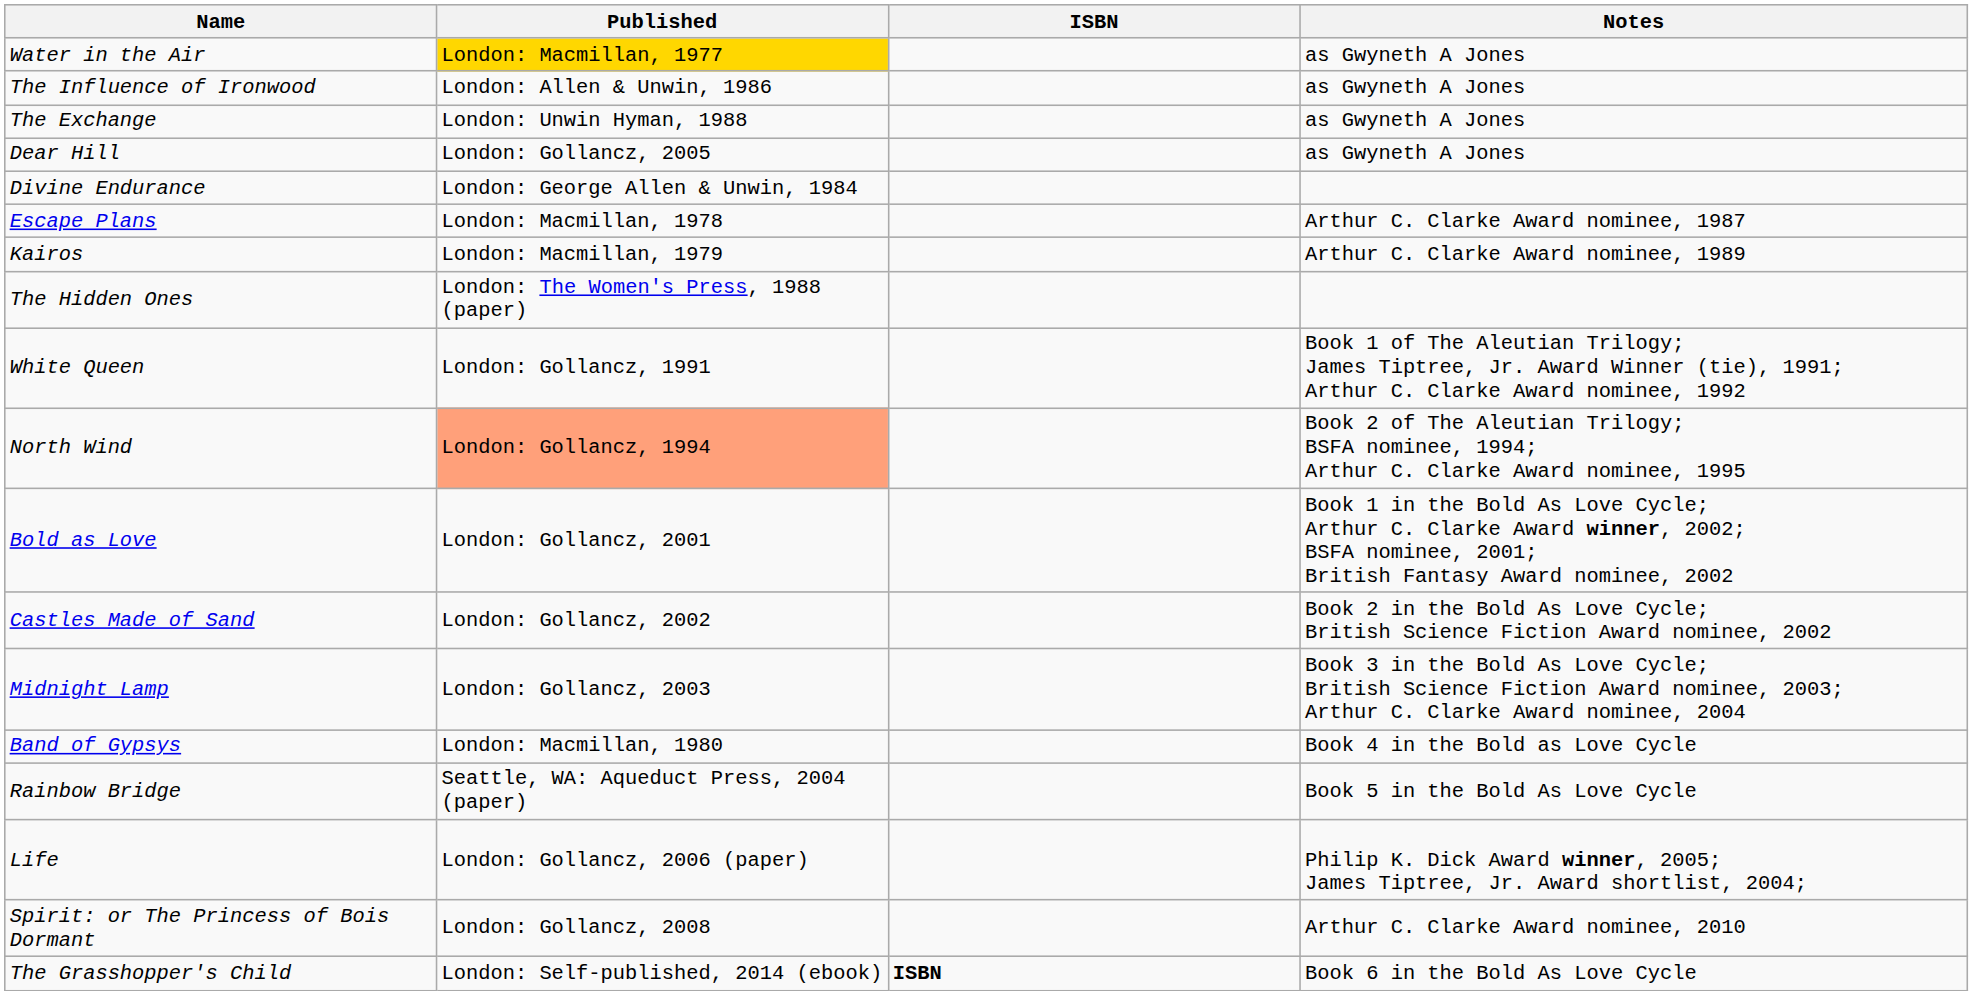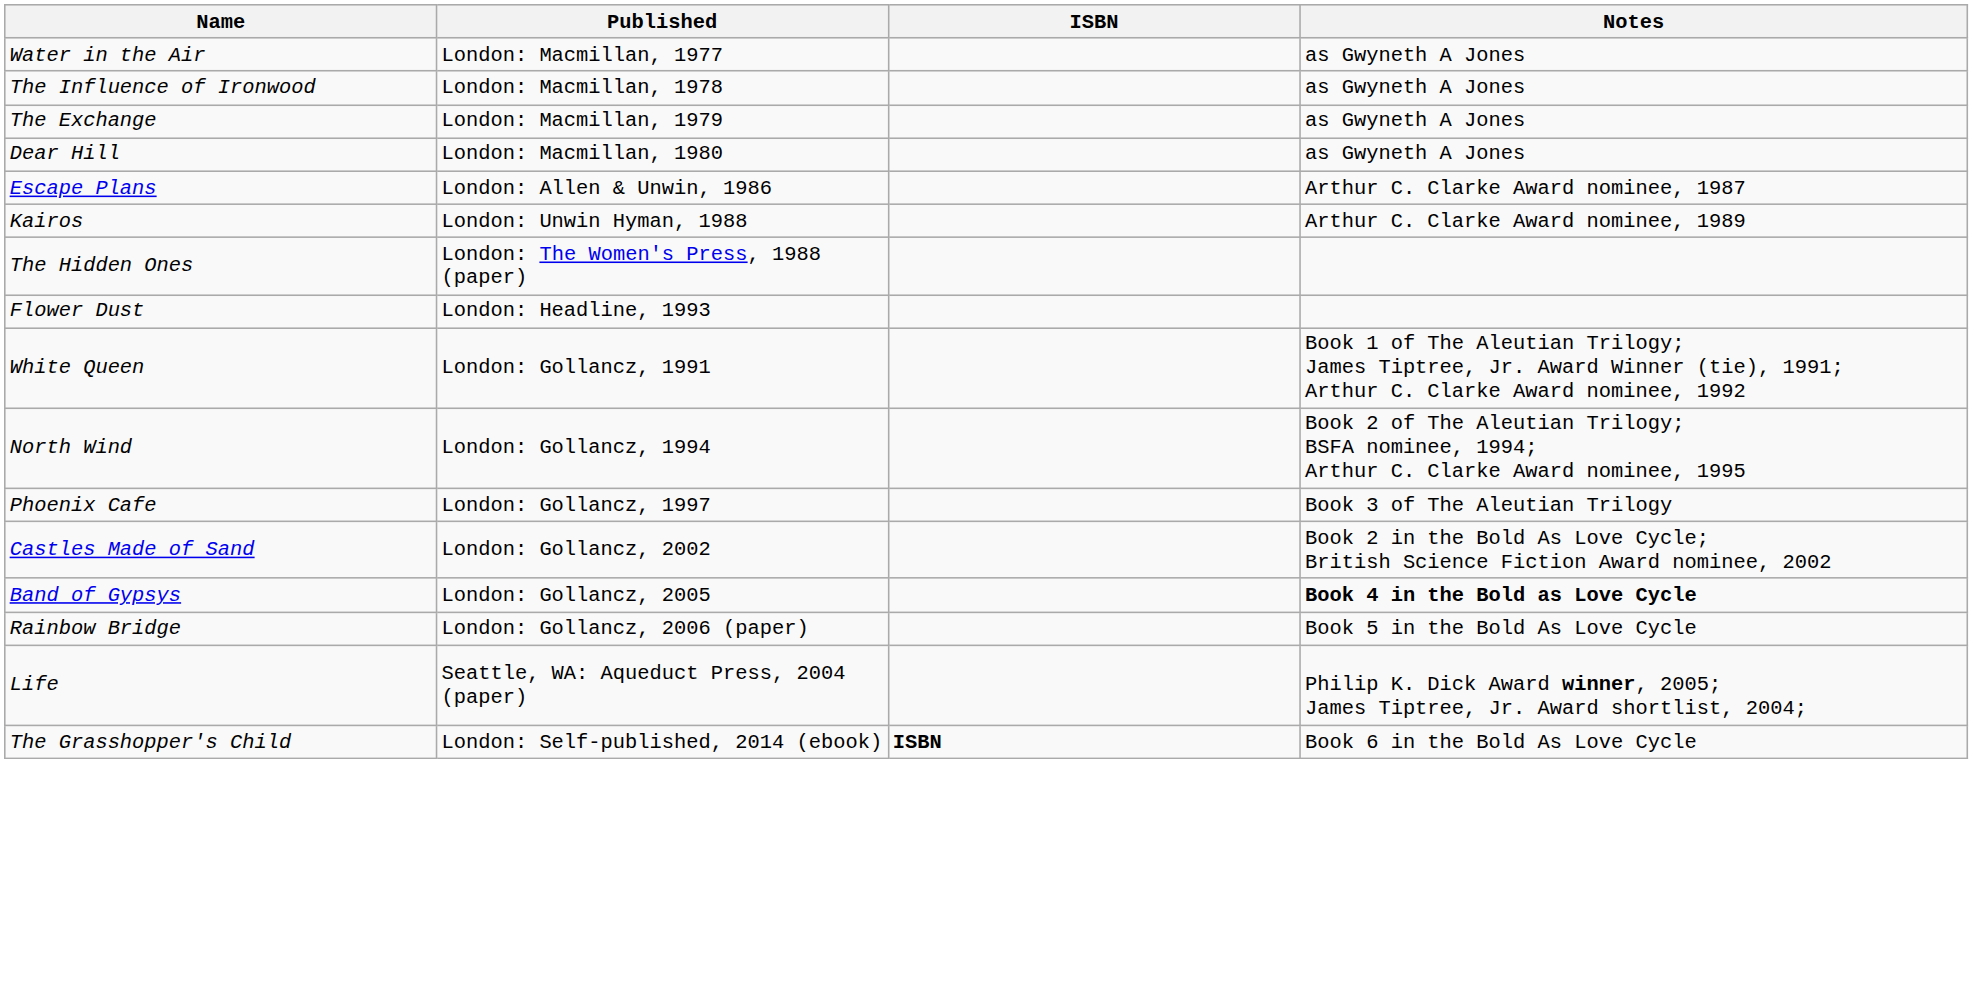(582, 55) gold background -> (582, 55) no background
(607, 88) London: Allen & Unwin, 1986 -> (582, 88) London: Macmillan, 1978
(595, 121) London: Unwin Hyman, 1988 -> (582, 121) London: Macmillan, 1979
(576, 154) London: Gollancz, 2005 -> (582, 154) London: Macmillan, 1980
- row: (108, 188)
(582, 221) London: Macmillan, 1978 -> (607, 188) London: Allen & Unwin, 1986
(582, 254) London: Macmillan, 1979 -> (595, 221) London: Unwin Hyman, 1988
+ row: (77, 311)
(576, 448) lightsalmon background -> (576, 448) no background
+ row: (83, 505)
- row: (83, 540)
- row: (89, 689)
(582, 746) London: Macmillan, 1980 -> (576, 595) London: Gollancz, 2005
(1501, 746) normal -> (1501, 595) bold
(643, 791) Seattle, WA: Aqueduct Press, 2004 (paper) -> (625, 628) London: Gollancz, 2006 (paper)
(625, 860) London: Gollancz, 2006 (paper) -> (643, 685) Seattle, WA: Aqueduct Press, 2004 (paper)
- row: (199, 928)
